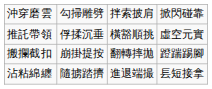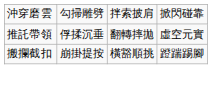(132, 33) 橫豁順挑 -> (132, 33) 翻轉摔拋
(132, 53) 翻轉摔拋 -> (132, 53) 橫豁順挑
- row: (29, 73)
